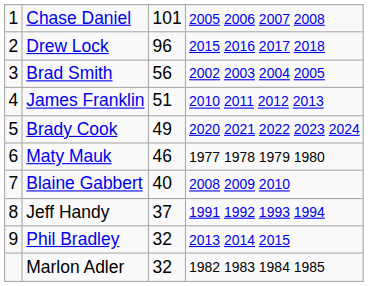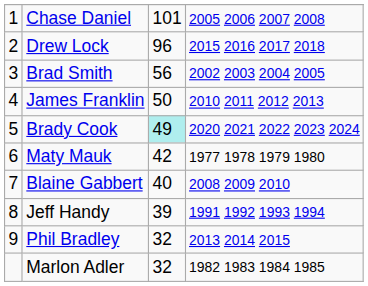(162, 101) 51 -> (162, 101) 50
(162, 128) no background -> (162, 128) paleturquoise background
(162, 156) 46 -> (162, 156) 42
(162, 211) 37 -> (162, 211) 39
